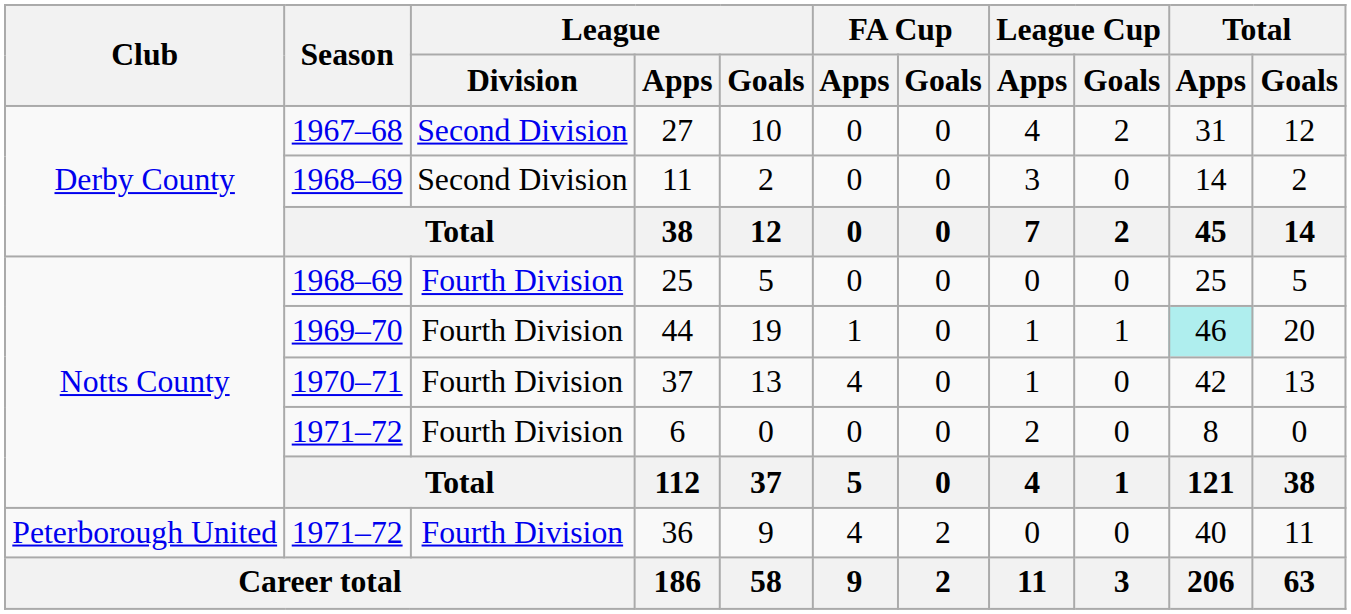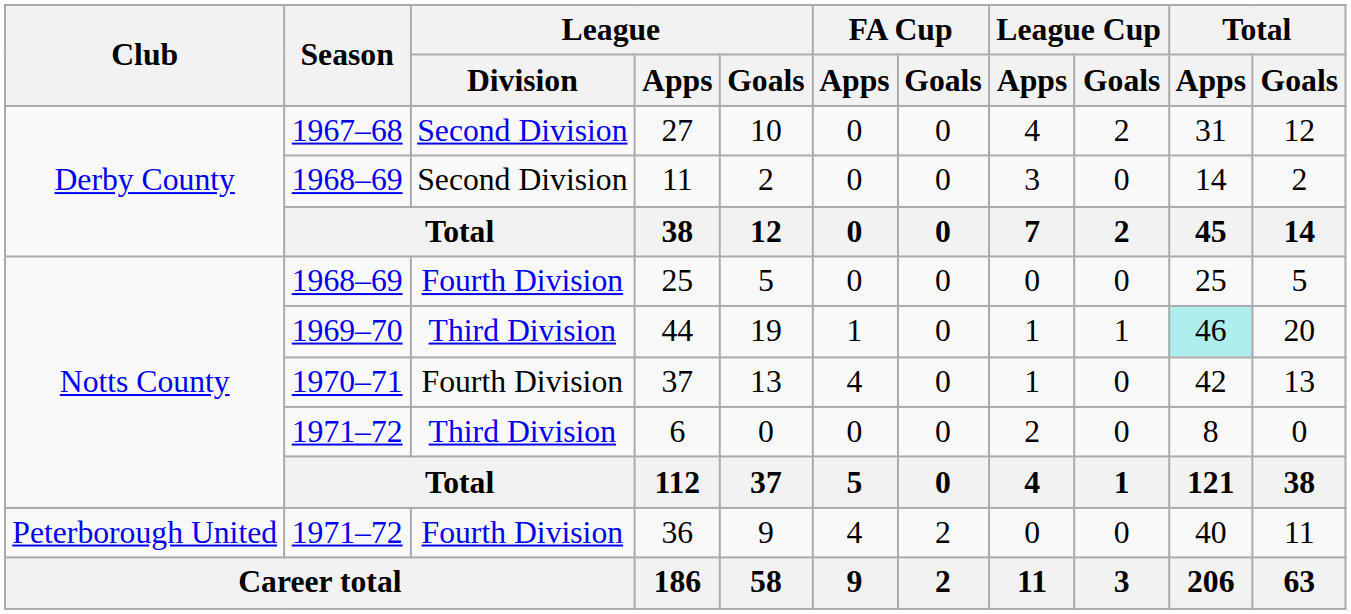(522, 331) Fourth Division -> (522, 331) Third Division
(522, 431) Fourth Division -> (522, 431) Third Division
